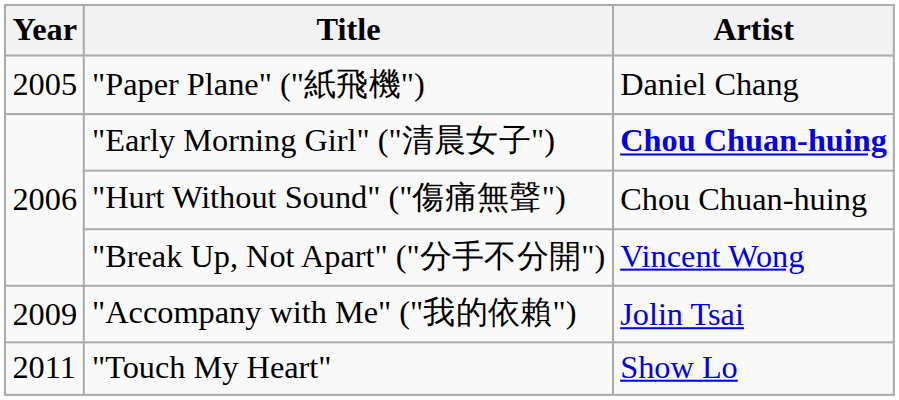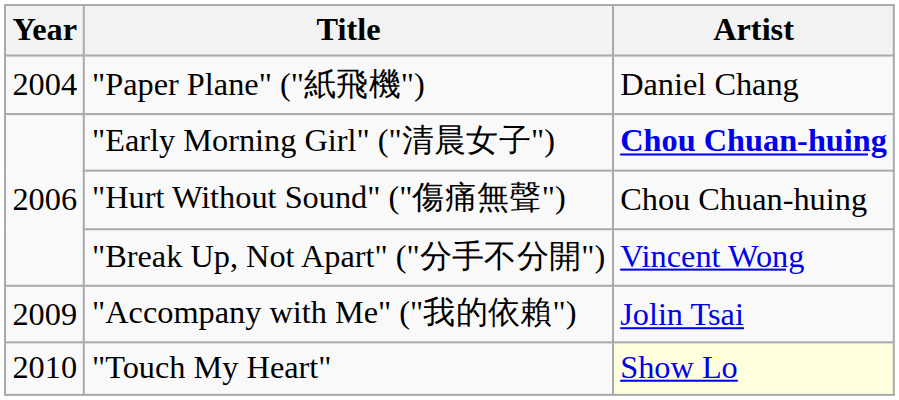(45, 84) 2005 -> (45, 84) 2004
(44, 367) 2011 -> (45, 367) 2010
(679, 367) no background -> (679, 367) lightyellow background
